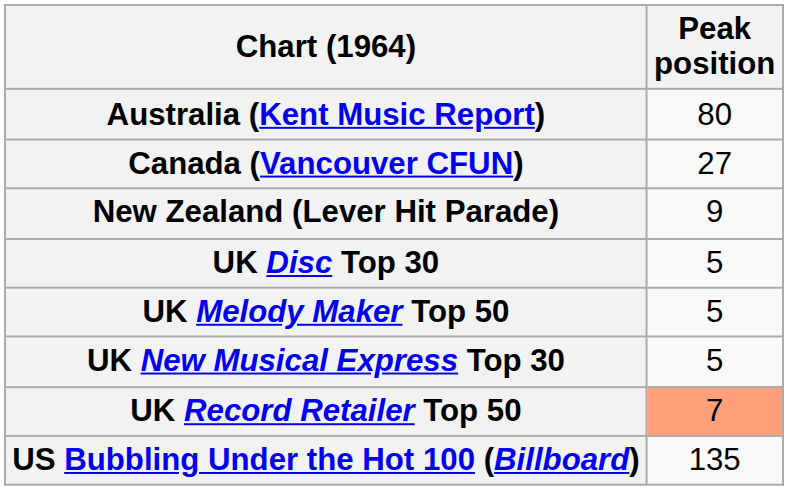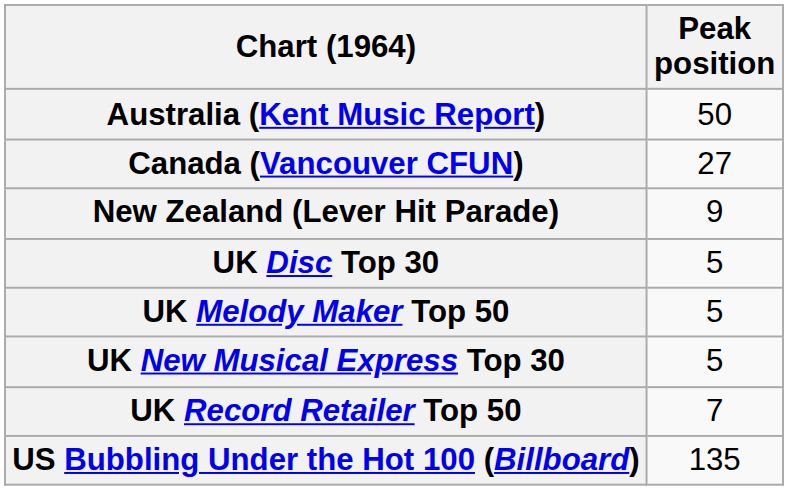(715, 113) 80 -> (715, 113) 50
(715, 410) lightsalmon background -> (715, 410) no background
